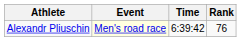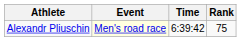(222, 29) 76 -> (222, 29) 75
